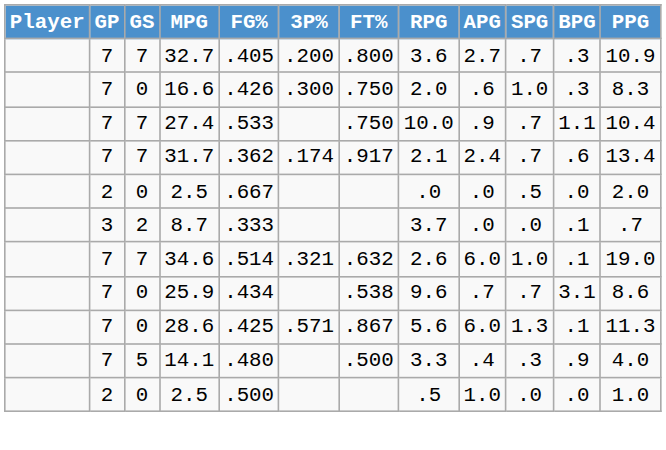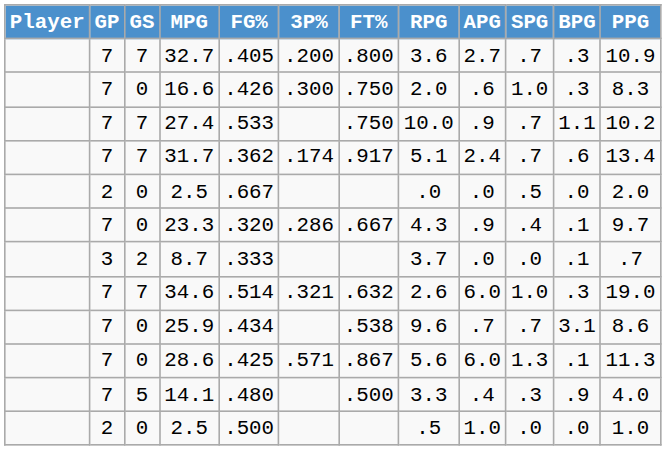(631, 123) 10.4 -> (631, 123) 10.2
(429, 157) 2.1 -> (429, 157) 5.1
+ row: (142, 225)
(577, 259) .1 -> (577, 293) .3
